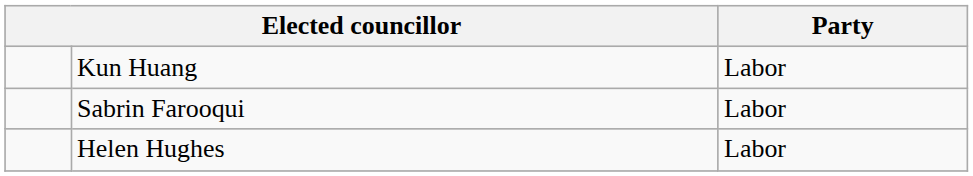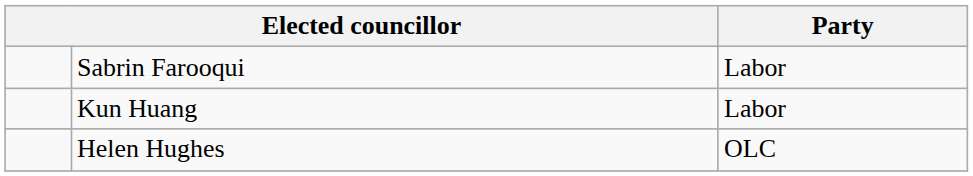rows swapped: (137, 67) <-> (161, 108)
(755, 149) Labor -> (750, 149) OLC
